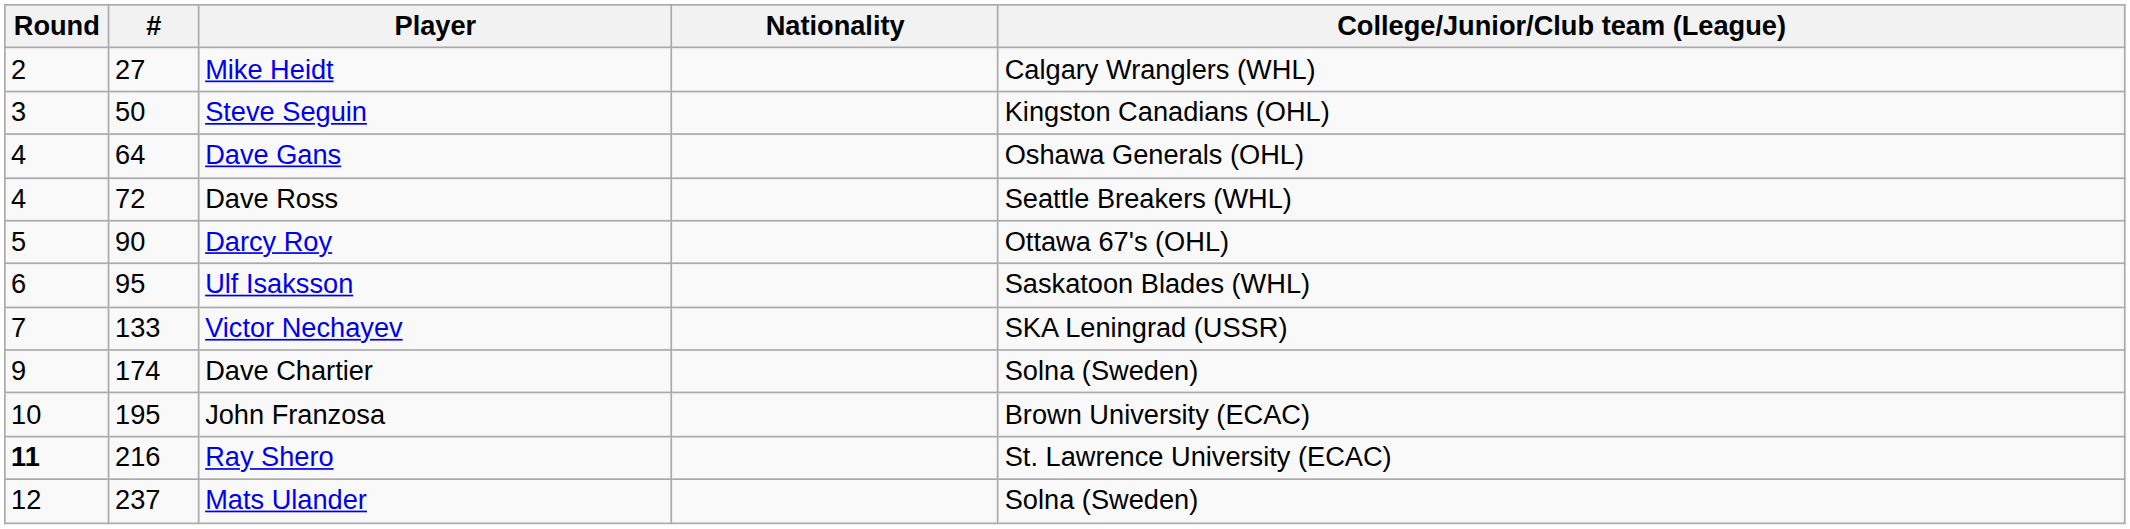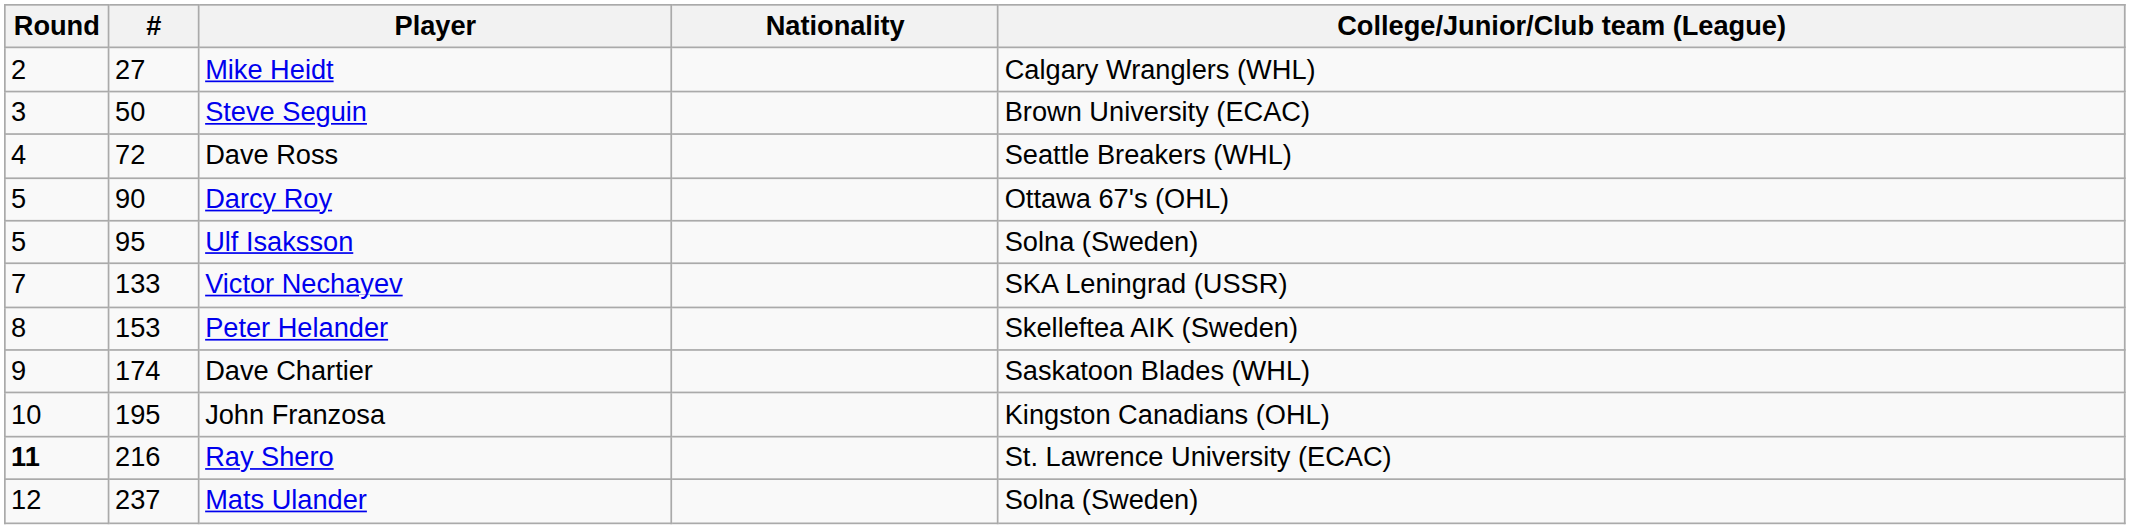(1167, 112) Kingston Canadians (OHL) -> (1157, 112) Brown University (ECAC)
- row: (273, 155)
(19, 284) 6 -> (19, 241) 5
(1157, 284) Saskatoon Blades (WHL) -> (1101, 241) Solna (Sweden)
+ row: (297, 328)
(1101, 371) Solna (Sweden) -> (1157, 371) Saskatoon Blades (WHL)
(1157, 414) Brown University (ECAC) -> (1167, 414) Kingston Canadians (OHL)
